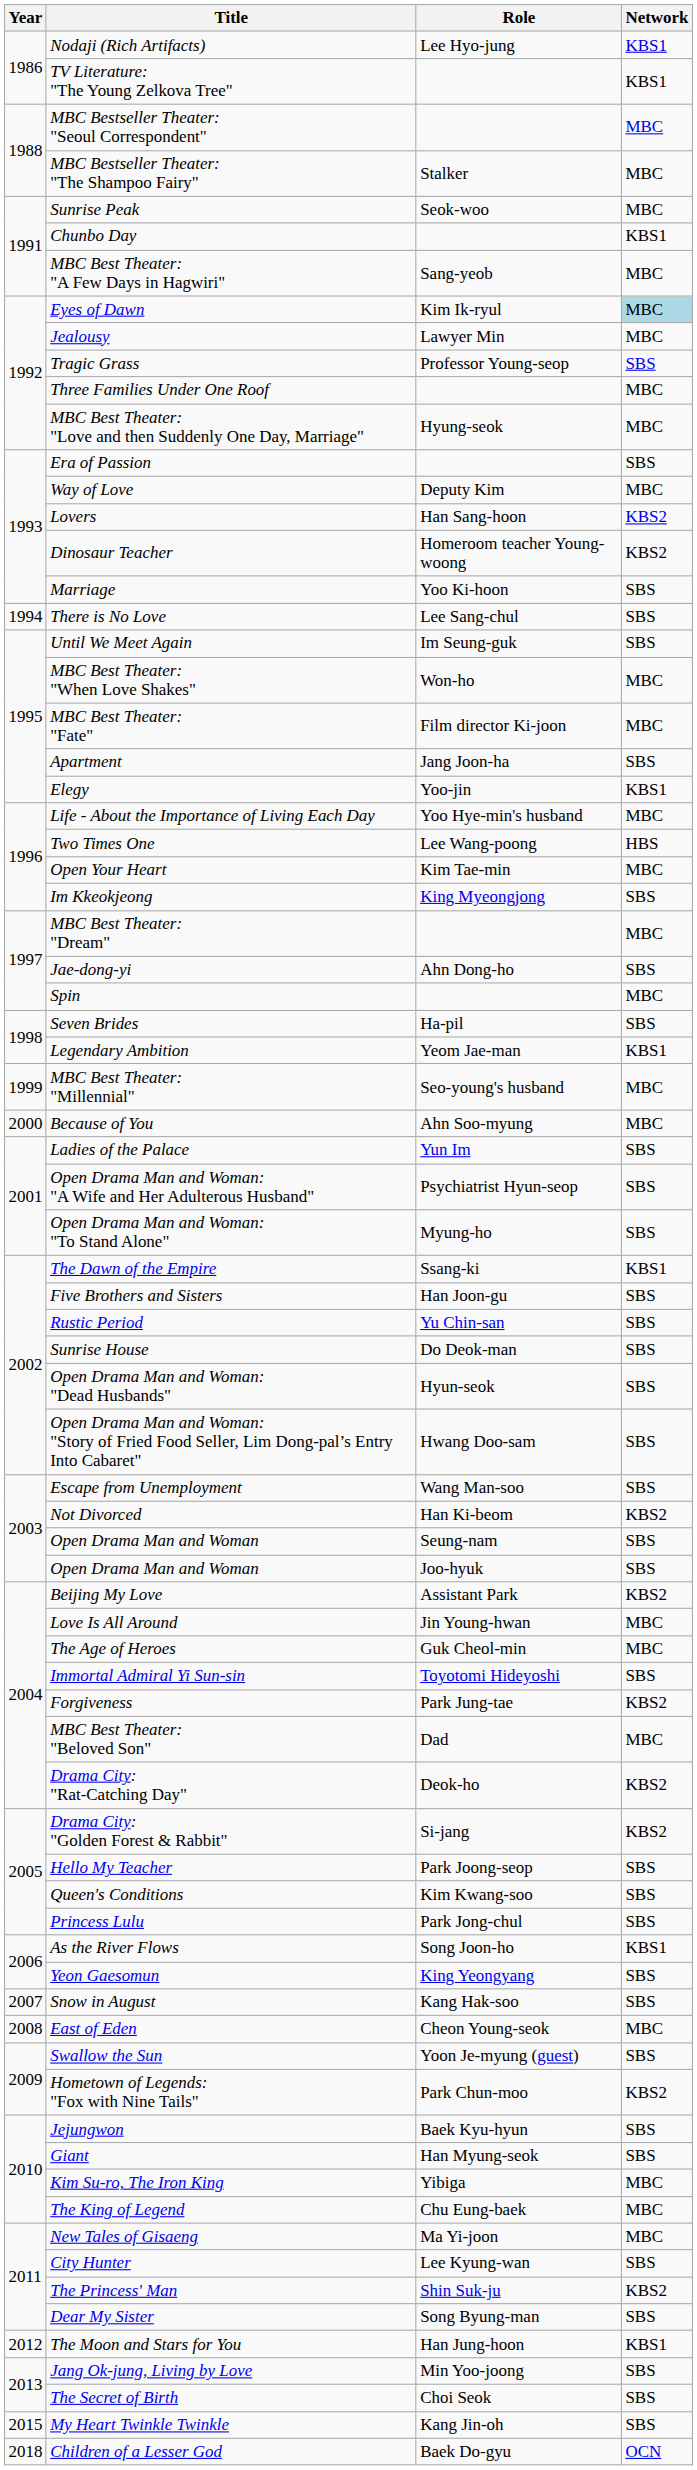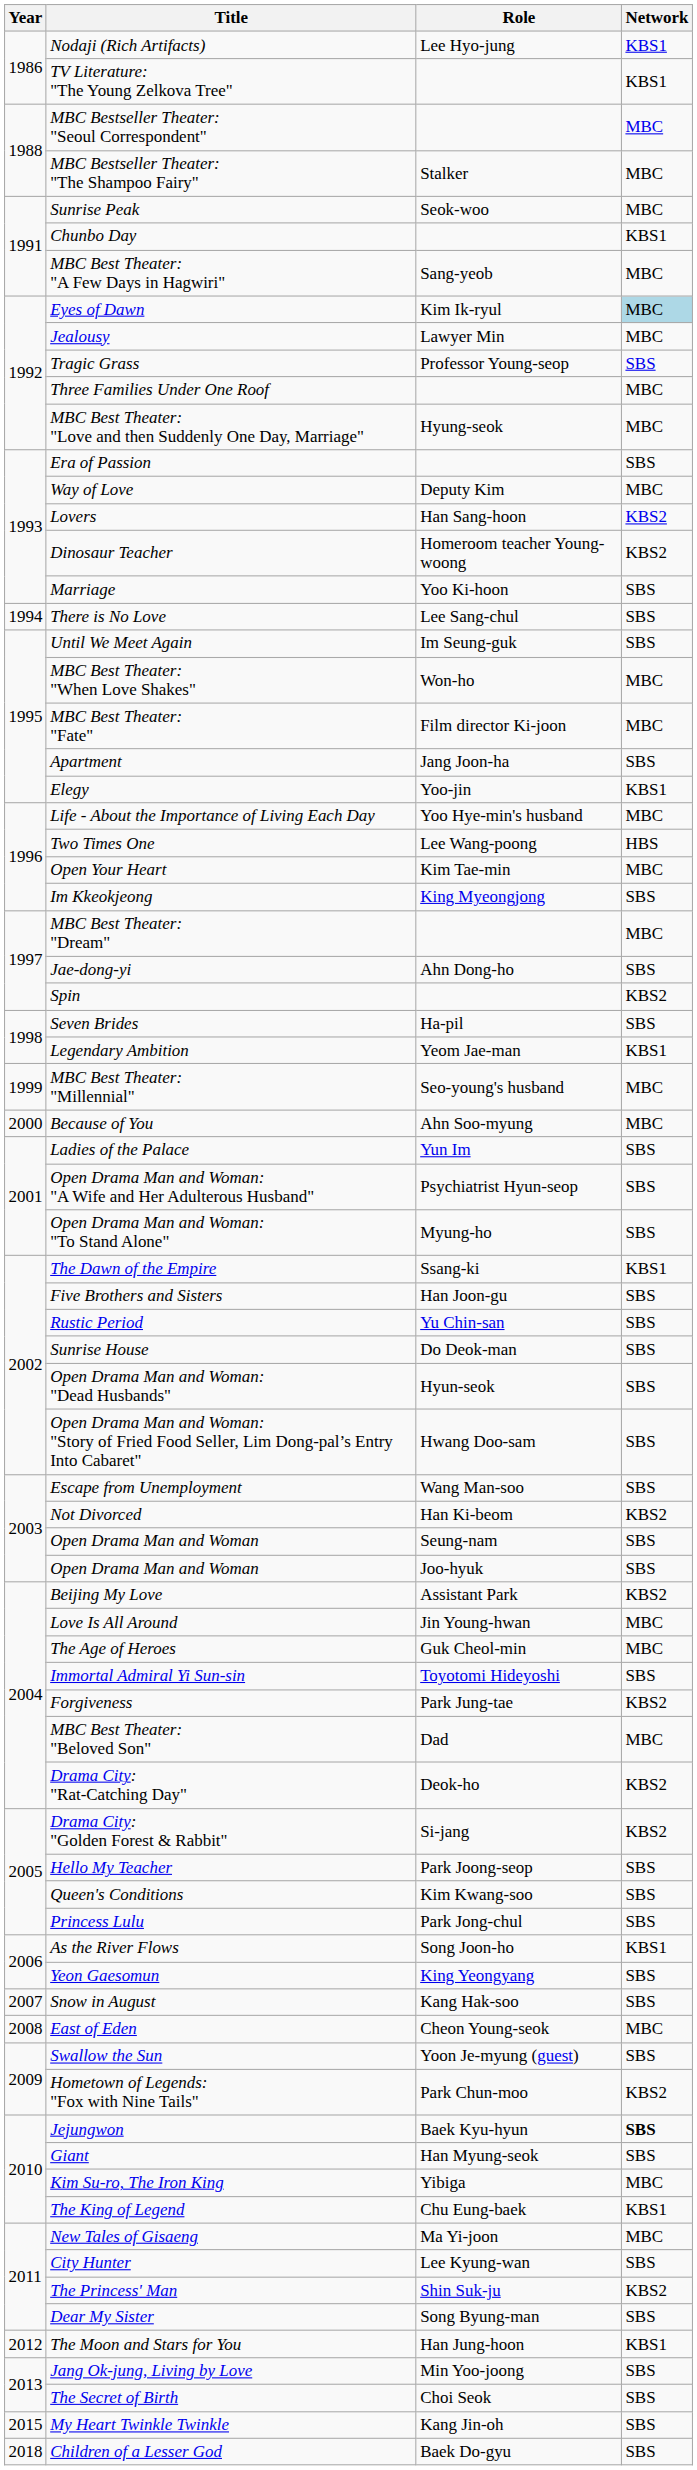(644, 996) MBC -> (646, 996) KBS2
(641, 2128) normal -> (641, 2128) bold
(644, 2209) MBC -> (646, 2209) KBS1
(643, 2451) OCN -> (641, 2451) SBS
